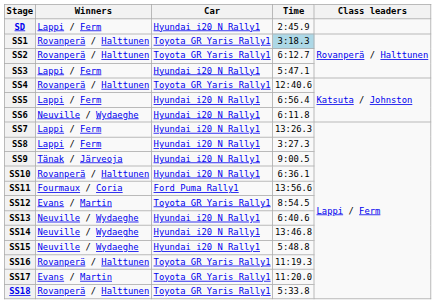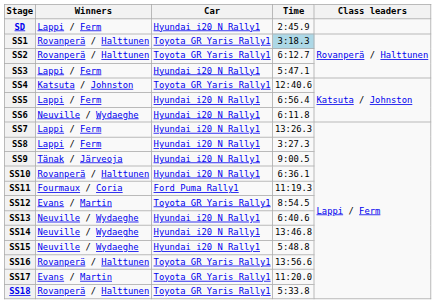(93, 85) Rovanperä / Halttunen -> (85, 85) Katsuta / Johnston
(294, 189) 13:56.6 -> (294, 189) 11:19.3
(294, 262) 11:19.3 -> (294, 262) 13:56.6
